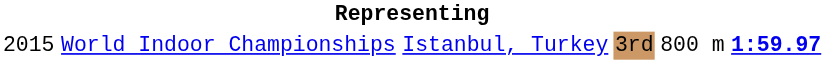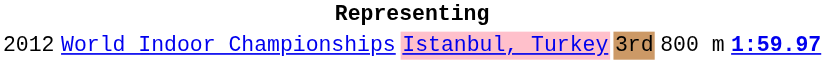(29, 46) 2015 -> (29, 46) 2012
(505, 46) no background -> (505, 46) pink background
